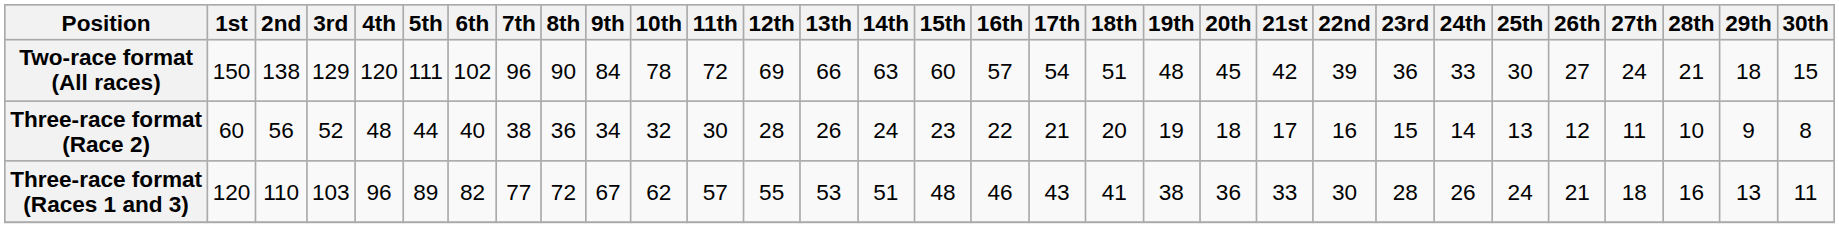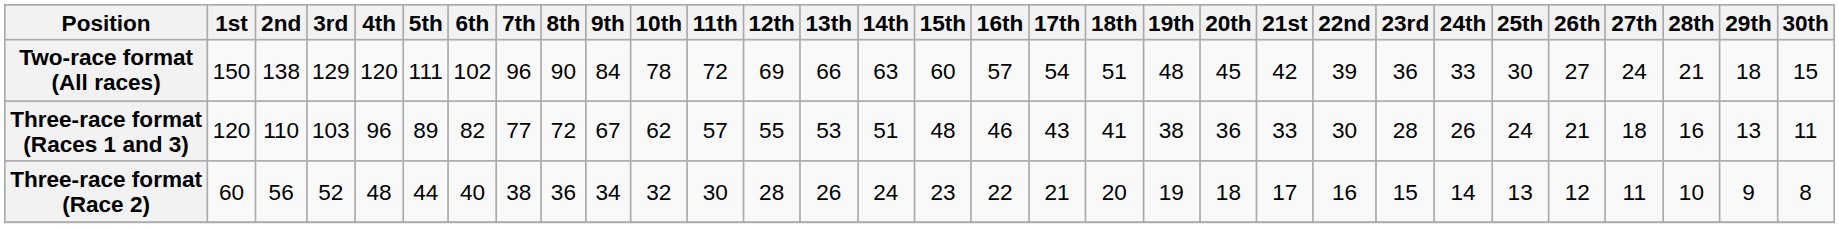rows swapped: (106, 191) <-> (106, 131)
